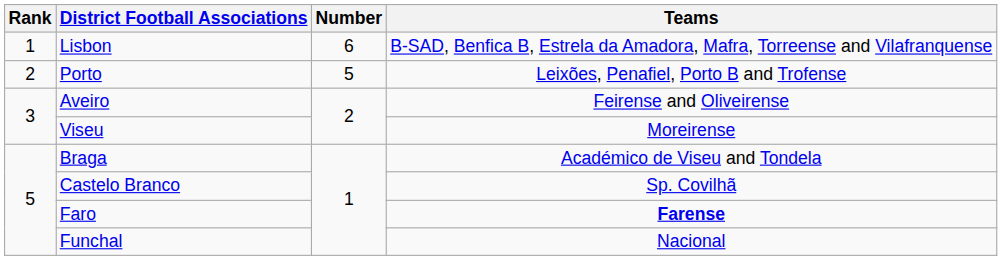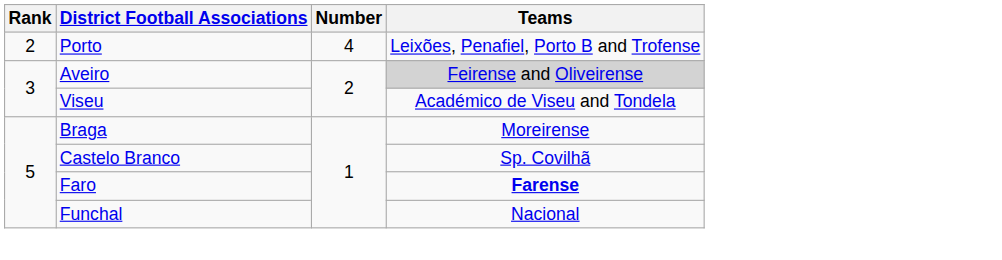- row: (86, 46)
(349, 74) 5 -> (349, 46) 4
(691, 102) no background -> (545, 74) lightgrey background
(691, 130) Moreirense -> (545, 102) Académico de Viseu and Tondela
(691, 158) Académico de Viseu and Tondela -> (545, 130) Moreirense
